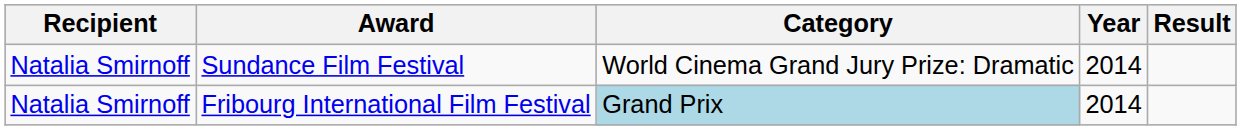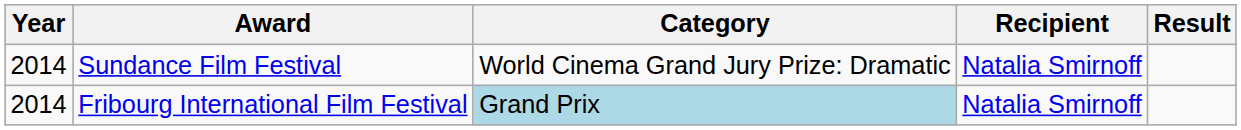columns swapped: (1114, 24) <-> (100, 24)
